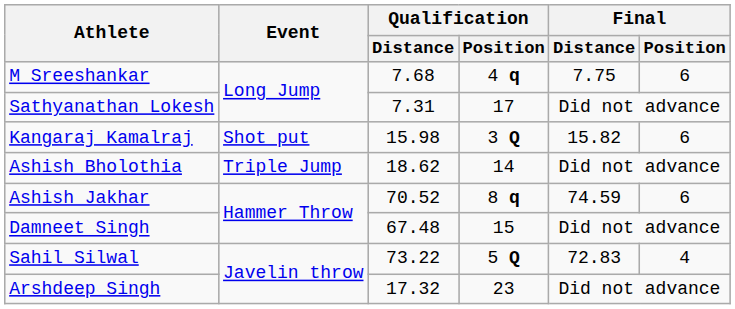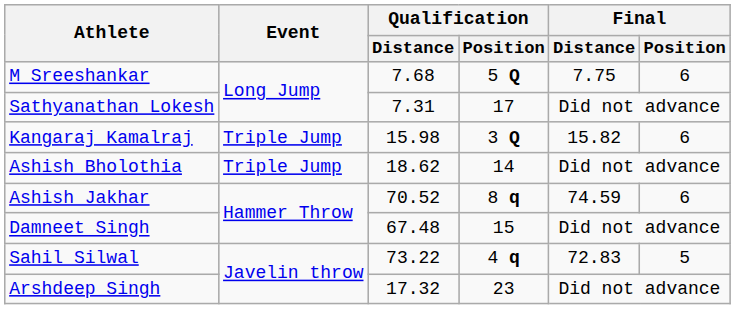(504, 77) 4 q -> (504, 77) 5 Q
(266, 137) Shot put -> (282, 137) Triple Jump
(504, 258) 5 Q -> (504, 258) 4 q
(685, 258) 4 -> (685, 258) 5
